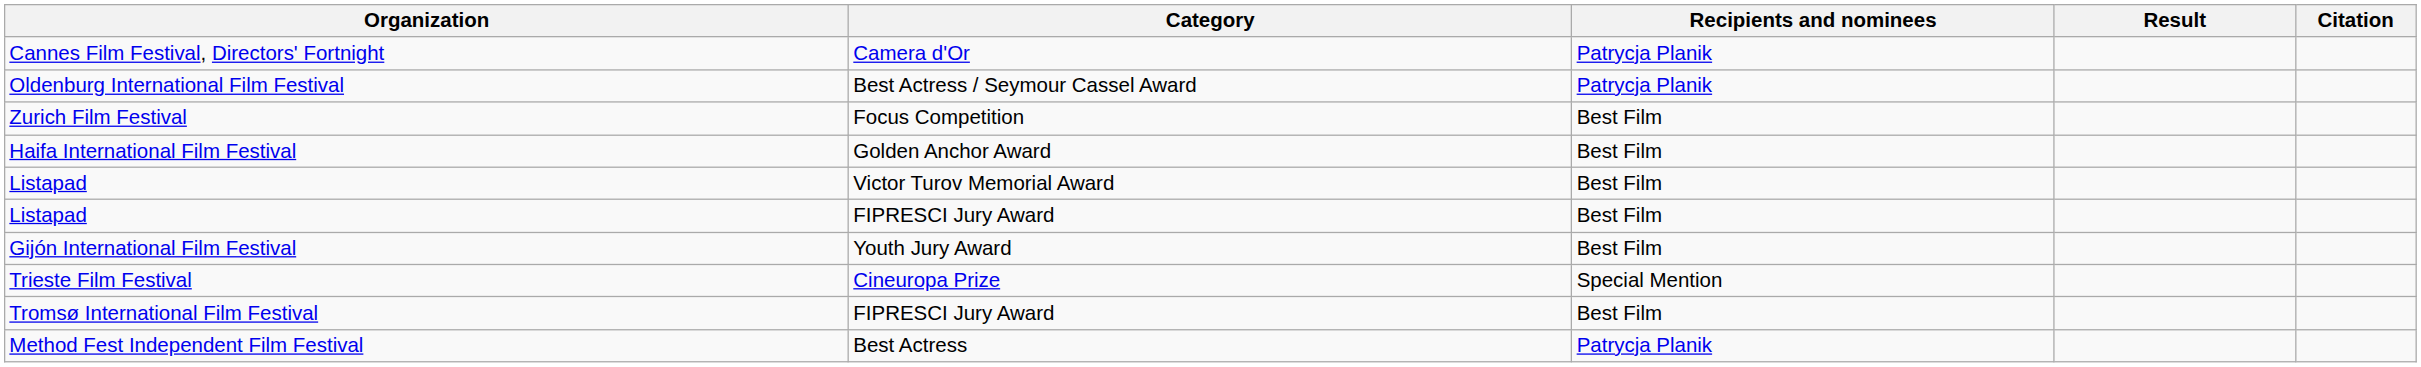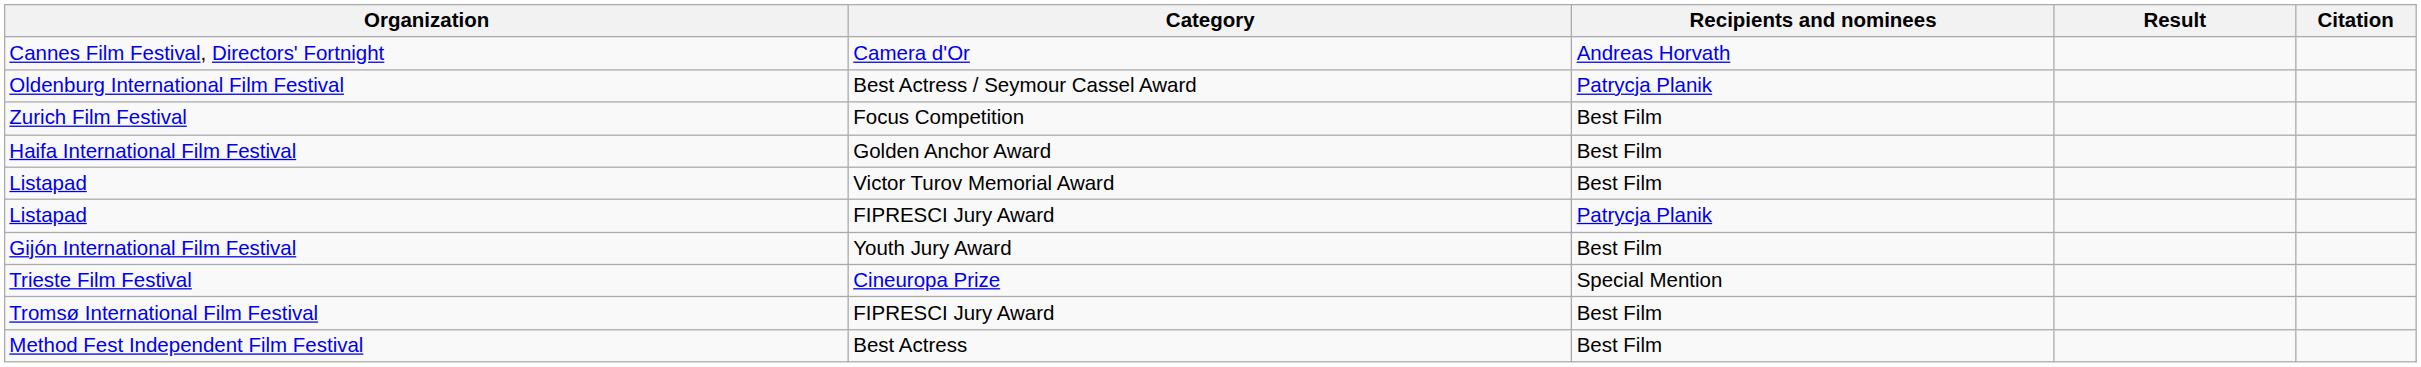(1644, 53) Patrycja Planik -> (1653, 53) Andreas Horvath
(1619, 215) Best Film -> (1644, 215) Patrycja Planik
(1644, 345) Patrycja Planik -> (1619, 345) Best Film
